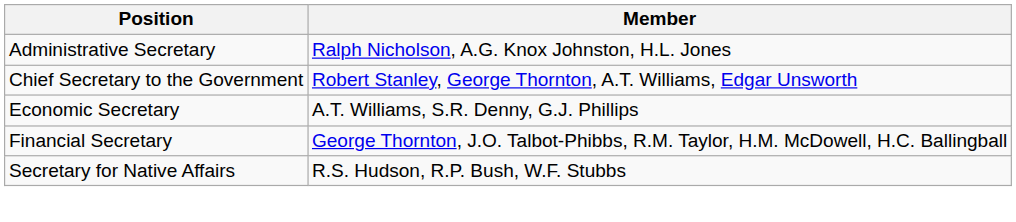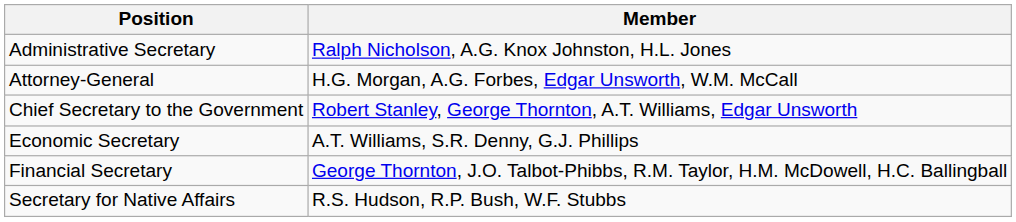+ row: (81, 79)
